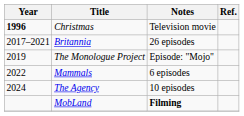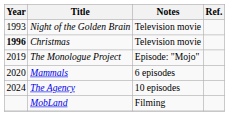+ row: (80, 27)
- row: (73, 42)
(16, 73) 2022 -> (16, 73) 2020
(165, 103) bold -> (150, 103) normal
